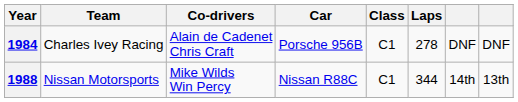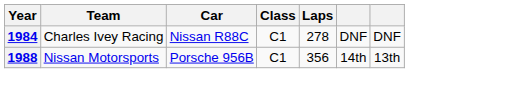- column: (221, 15)
(321, 44) Porsche 956B -> (209, 37) Nissan R88C
(318, 80) Nissan R88C -> (212, 58) Porsche 956B
(427, 80) 344 -> (318, 58) 356
